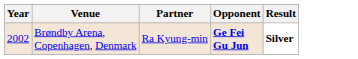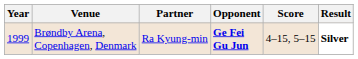+ column: (291, 14)
(18, 38) 2002 -> (18, 38) 1999
